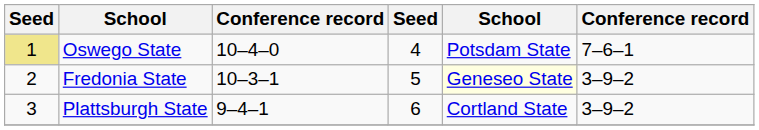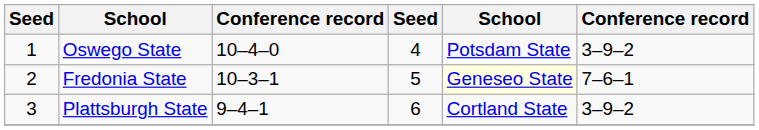(32, 49) khaki background -> (32, 49) no background
(608, 49) 7–6–1 -> (608, 49) 3–9–2
(608, 79) 3–9–2 -> (608, 79) 7–6–1
